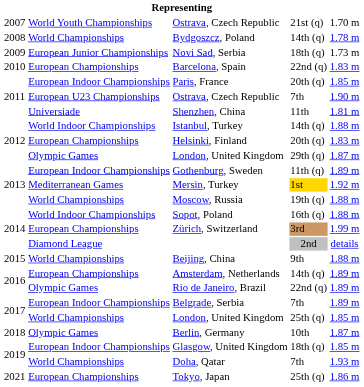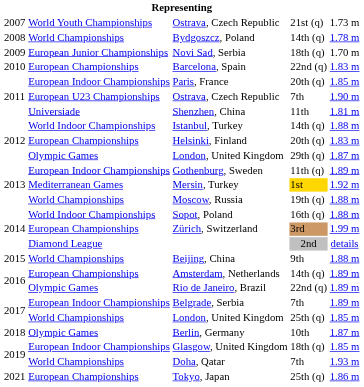(345, 22) 1.70 m -> (345, 22) 1.73 m
(345, 52) 1.73 m -> (345, 52) 1.70 m
